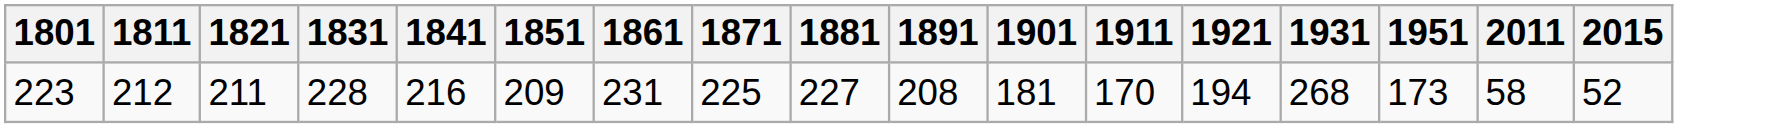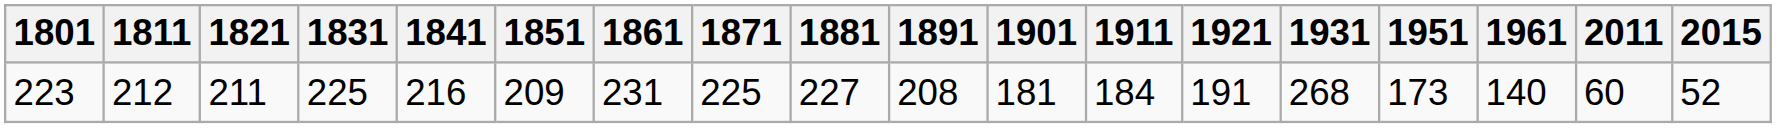+ column: (1526, 33)
(337, 91) 228 -> (337, 91) 225
(1125, 91) 170 -> (1125, 91) 184
(1221, 91) 194 -> (1221, 91) 191
(1506, 91) 58 -> (1604, 91) 60
